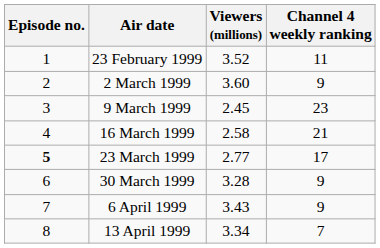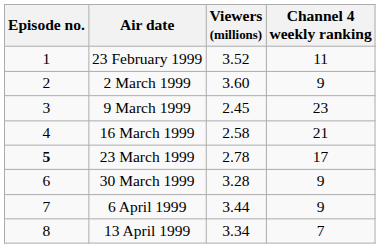(236, 157) 2.77 -> (236, 157) 2.78
(236, 206) 3.43 -> (236, 206) 3.44
